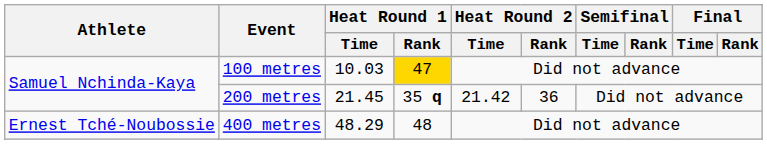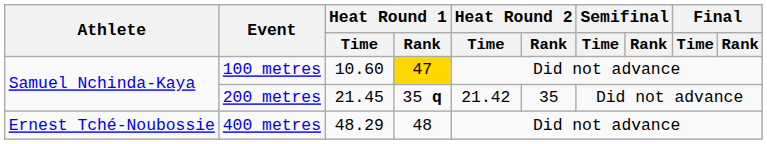(359, 70) 10.03 -> (359, 70) 10.60
(549, 98) 36 -> (549, 98) 35
